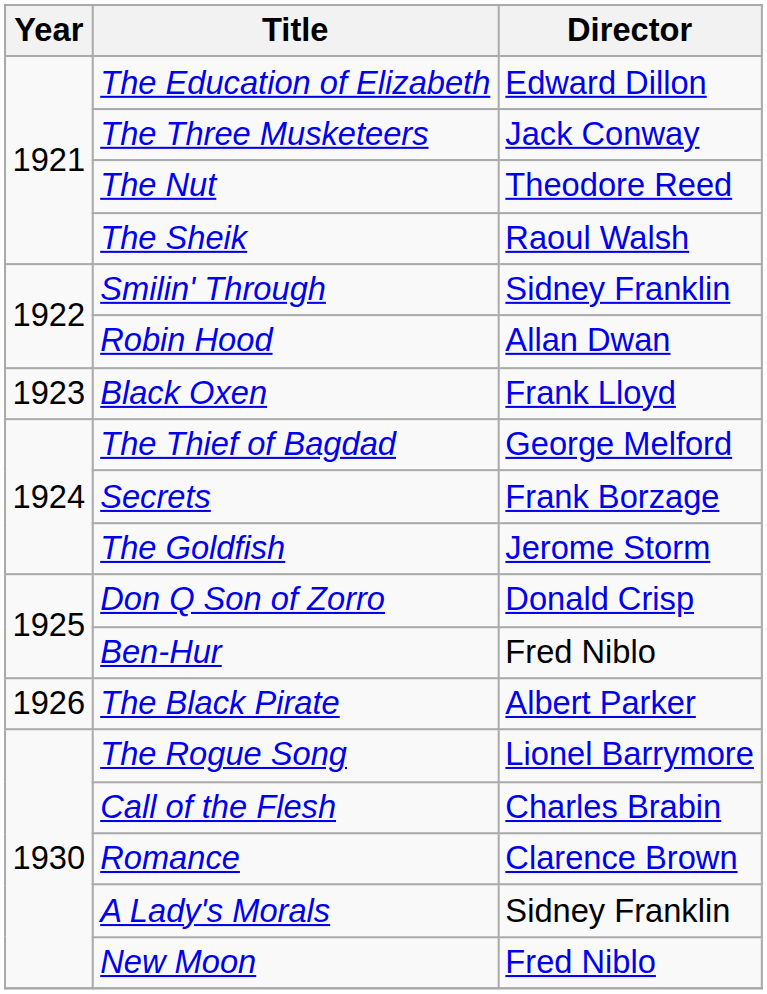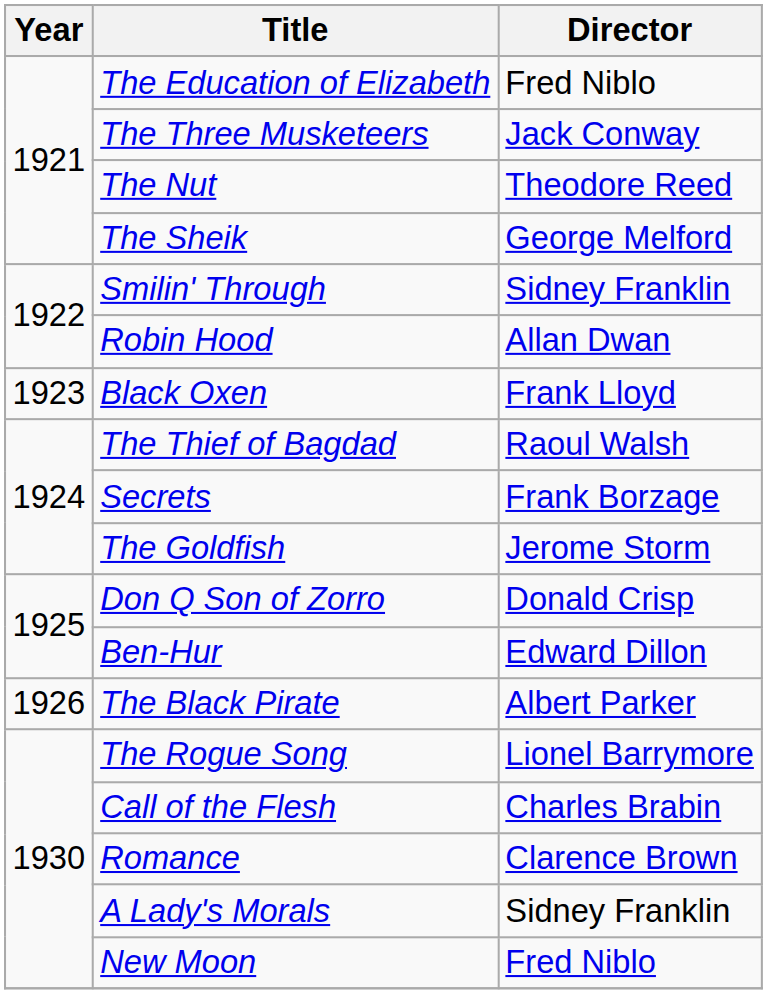(606, 82) Edward Dillon -> (581, 82) Fred Niblo
(597, 237) Raoul Walsh -> (619, 237) George Melford
(619, 444) George Melford -> (597, 444) Raoul Walsh
(581, 651) Fred Niblo -> (606, 651) Edward Dillon
